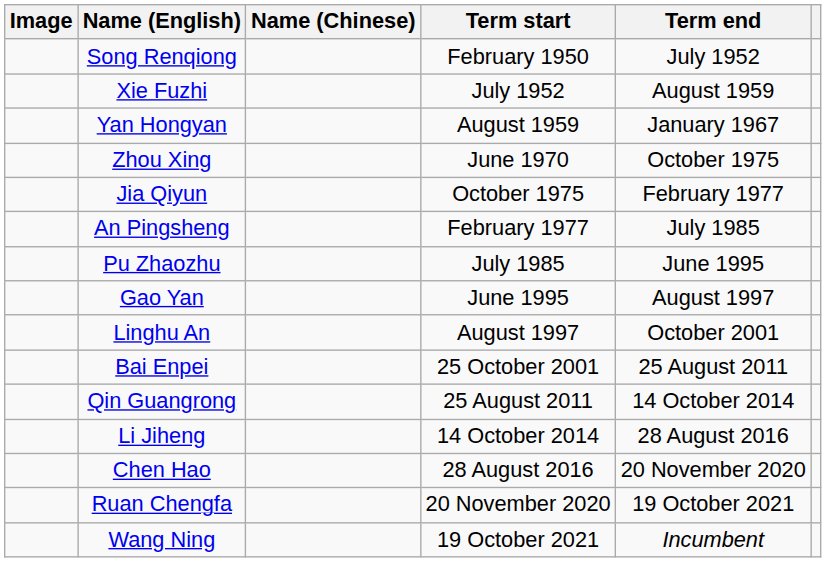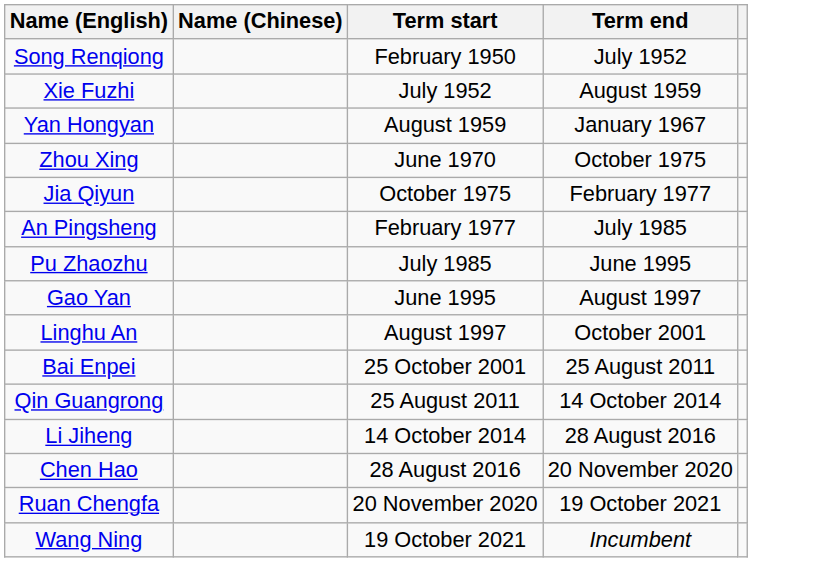- column: (41, 21)
